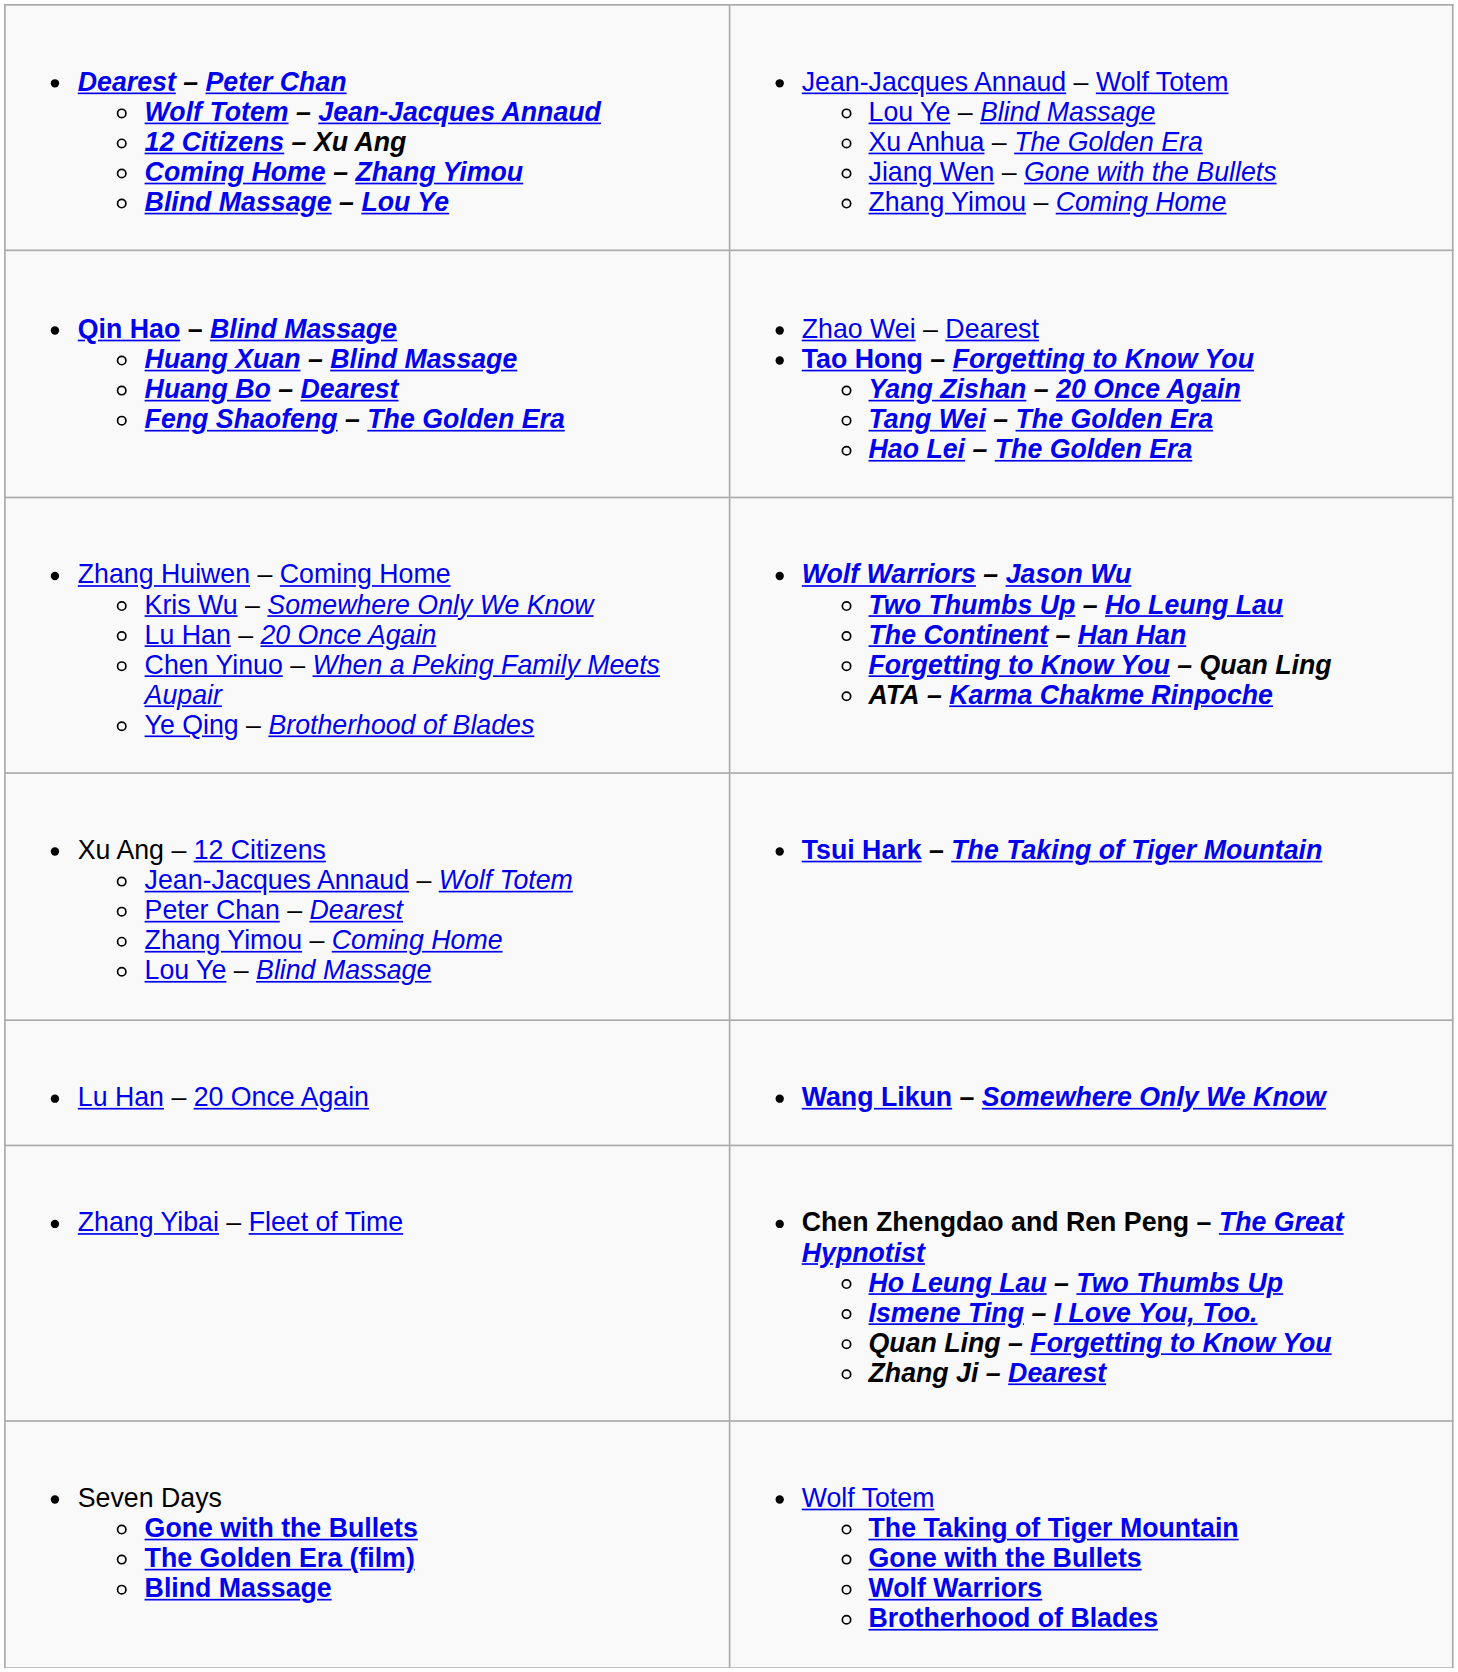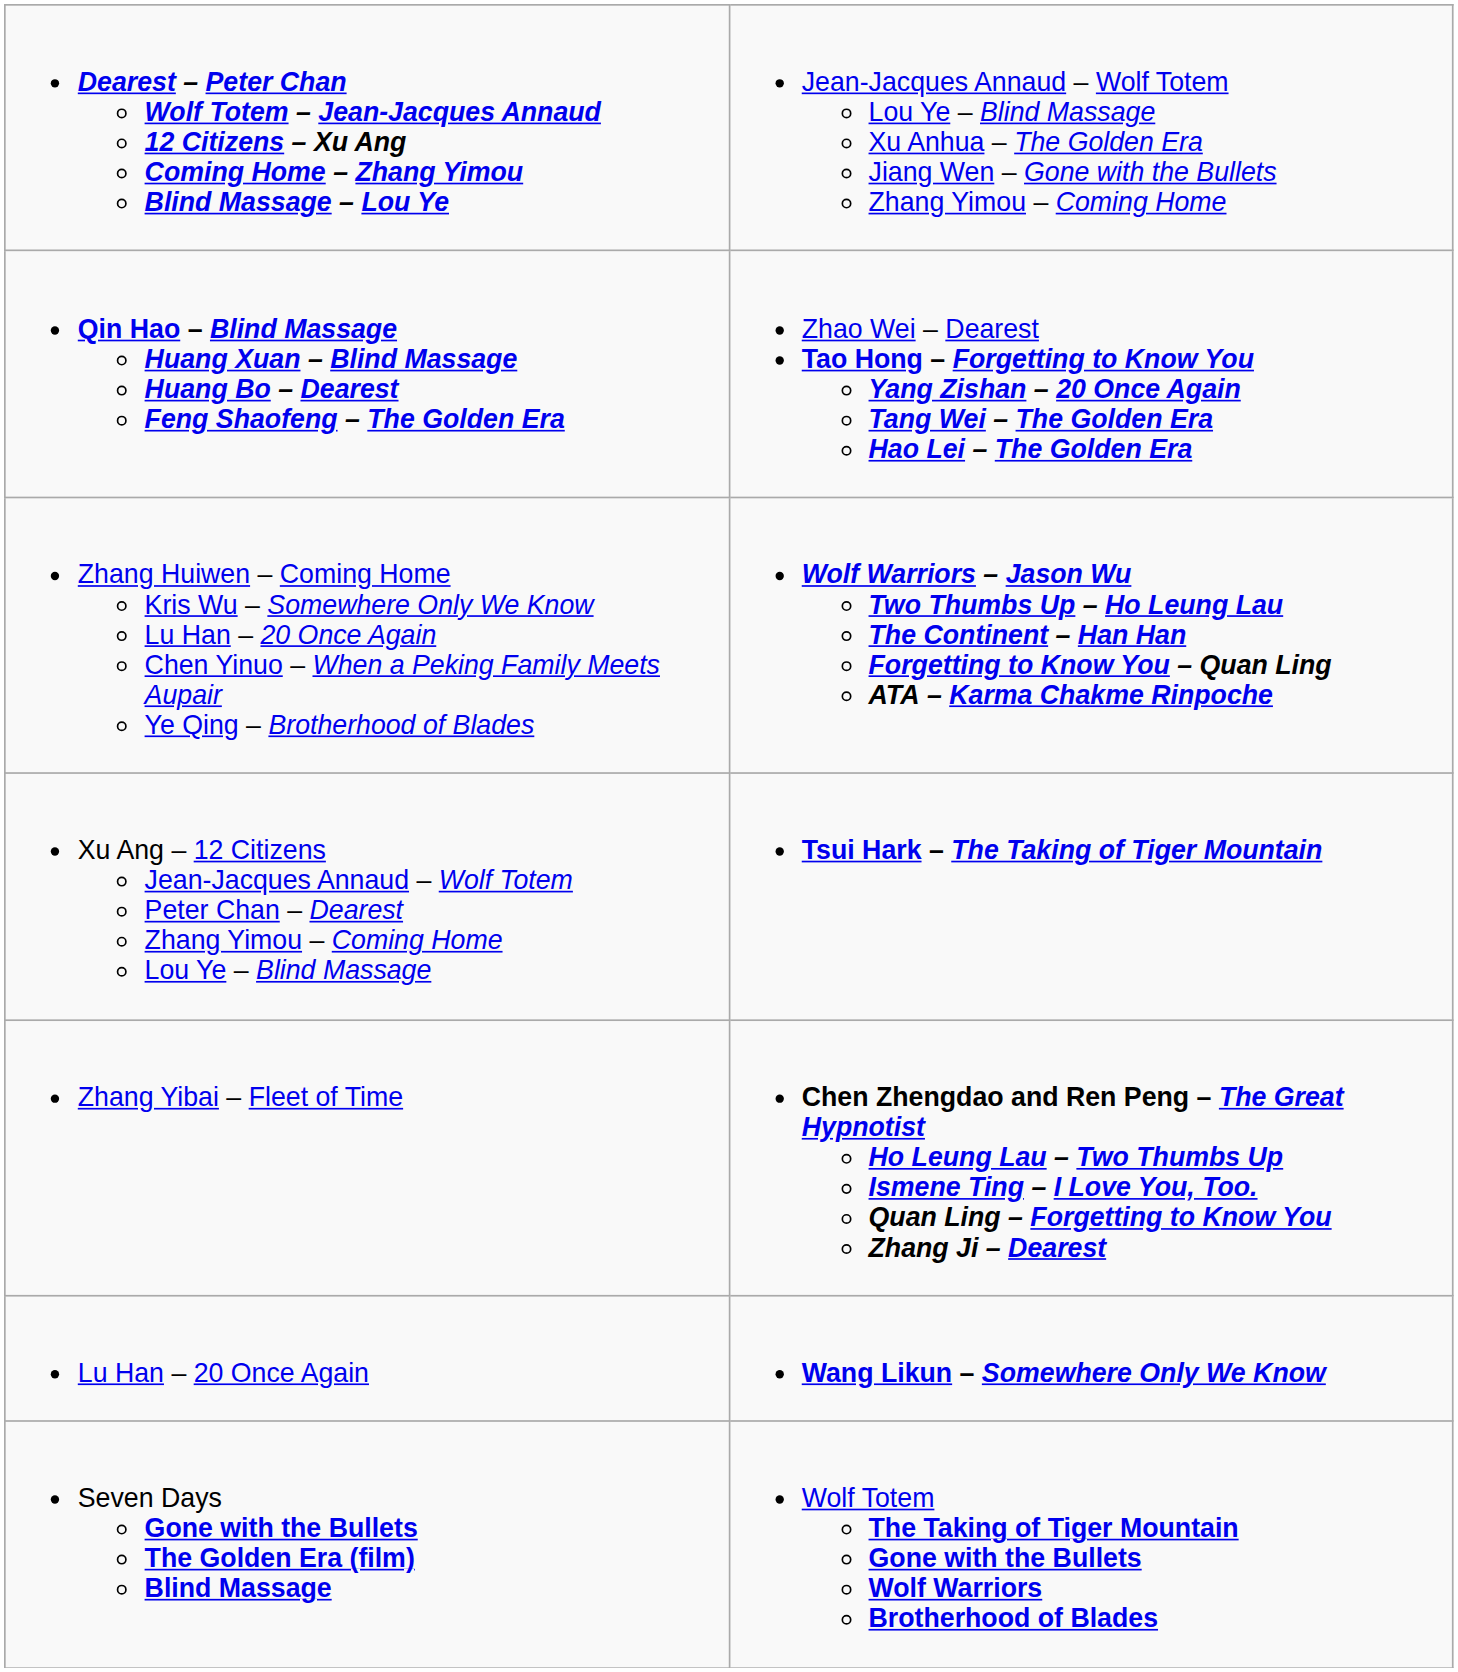rows swapped: (367, 1097) <-> (367, 1223)
